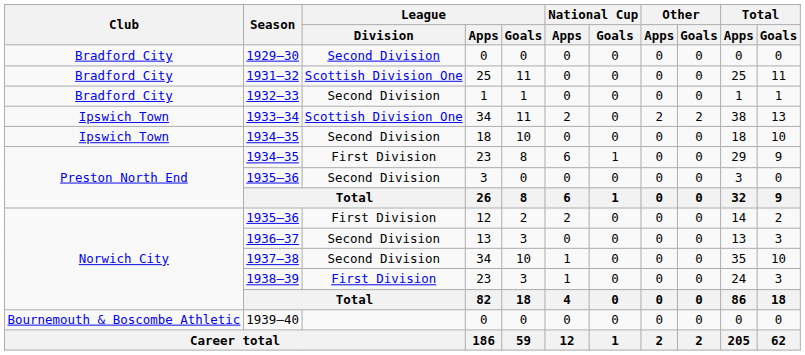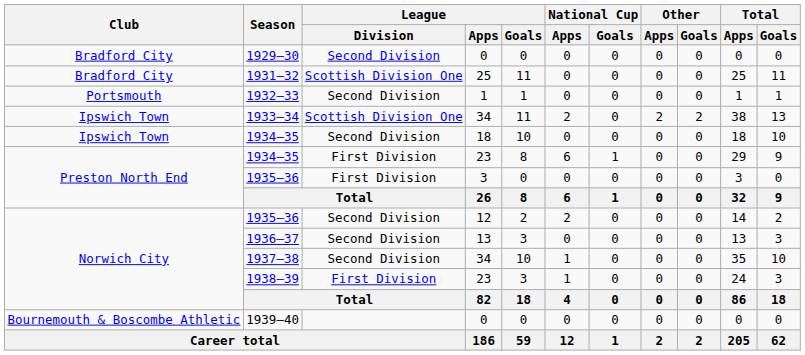(124, 96) Bradford City -> (124, 96) Portsmouth
(384, 177) Second Division -> (384, 177) First Division
(384, 218) First Division -> (384, 218) Second Division
